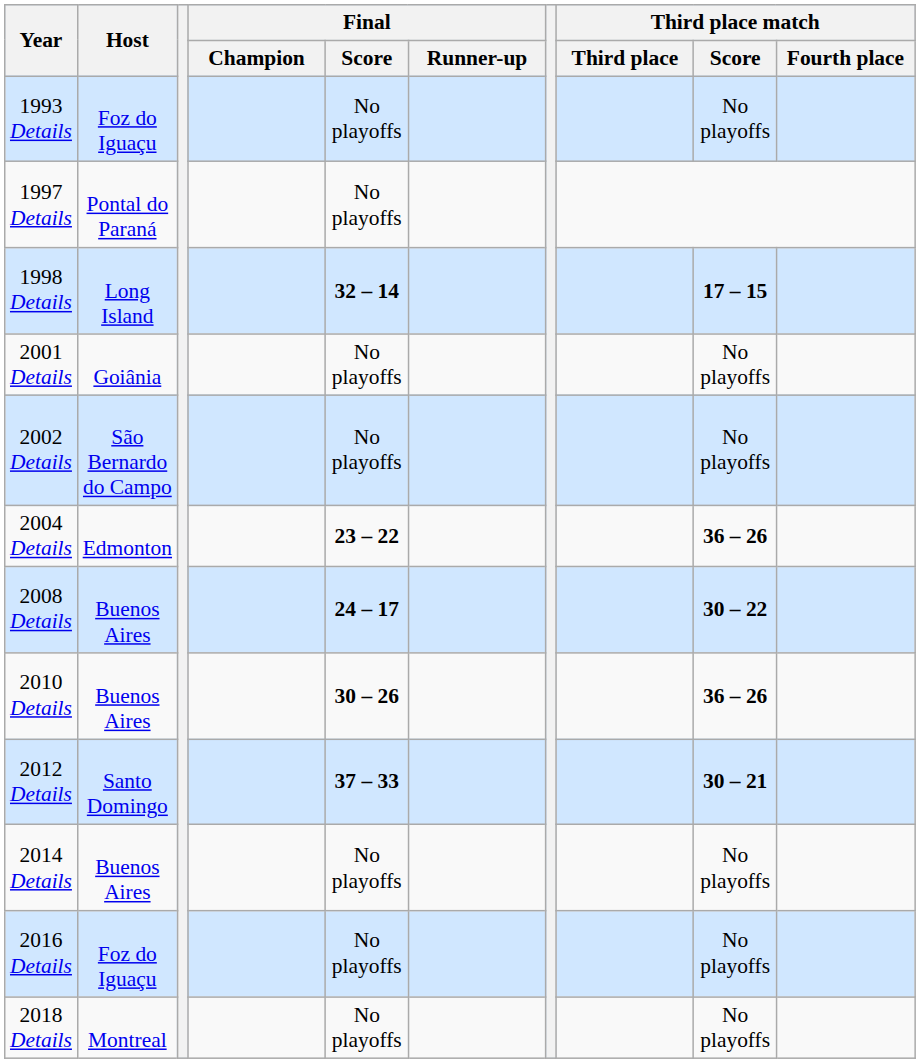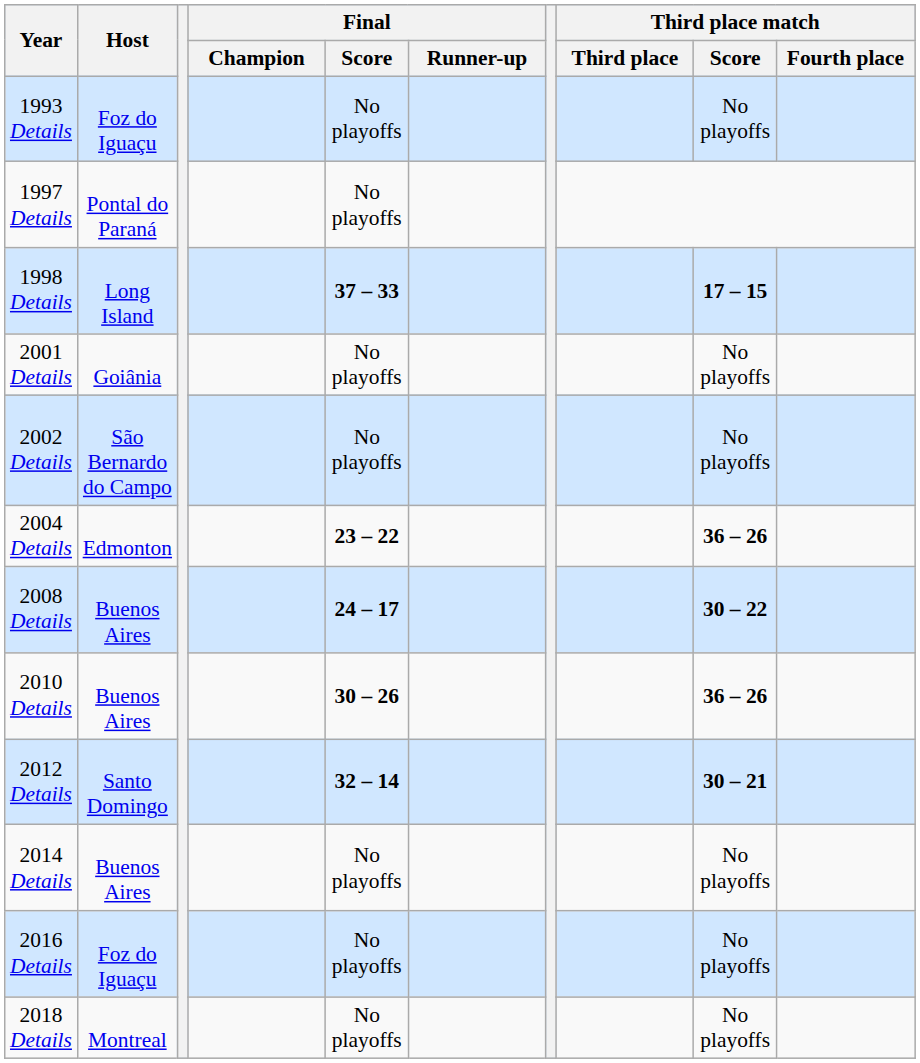(367, 290) 32 – 14 -> (367, 290) 37 – 33
(367, 781) 37 – 33 -> (367, 781) 32 – 14
